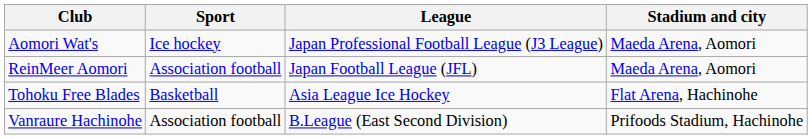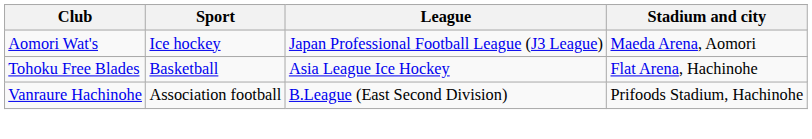- row: (68, 69)
